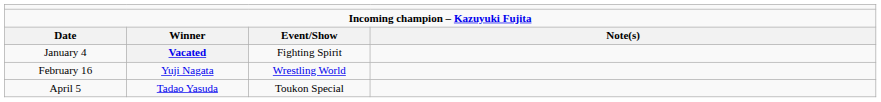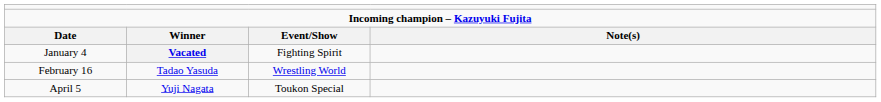(187, 70) Yuji Nagata -> (187, 70) Tadao Yasuda
(187, 88) Tadao Yasuda -> (187, 88) Yuji Nagata
